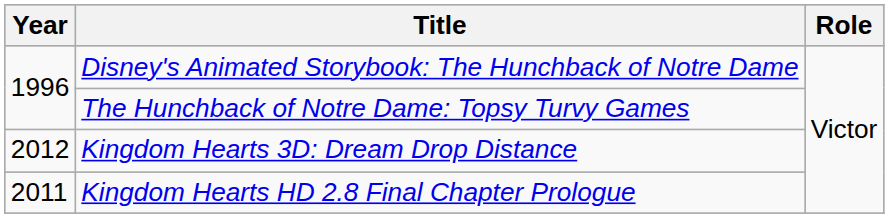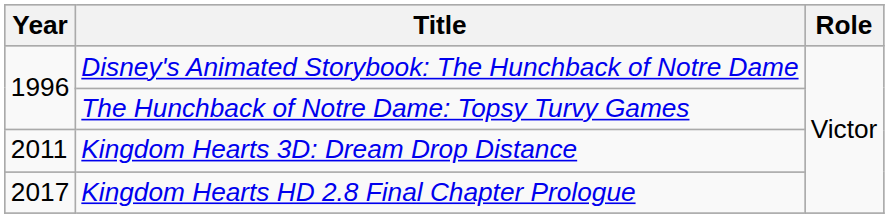(40, 150) 2012 -> (39, 150) 2011
(39, 191) 2011 -> (40, 191) 2017
